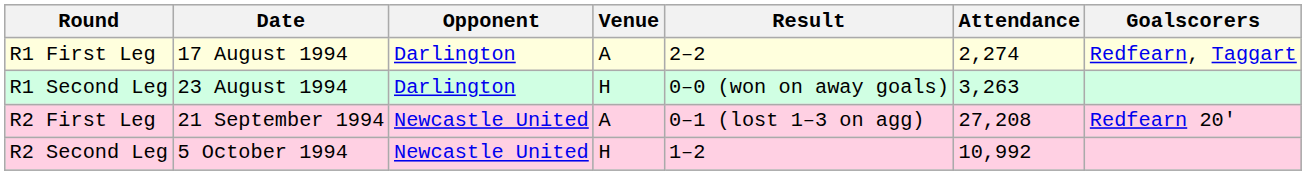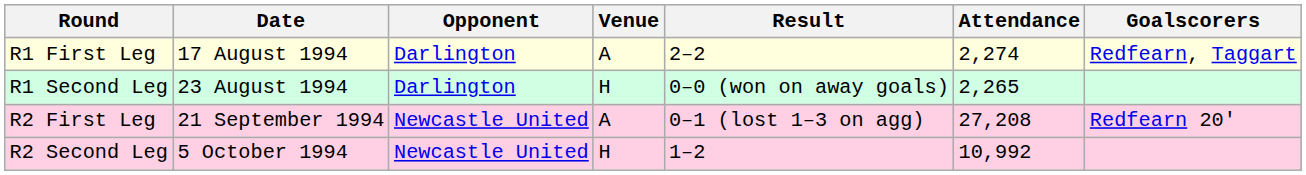(989, 87) 3,263 -> (989, 87) 2,265
